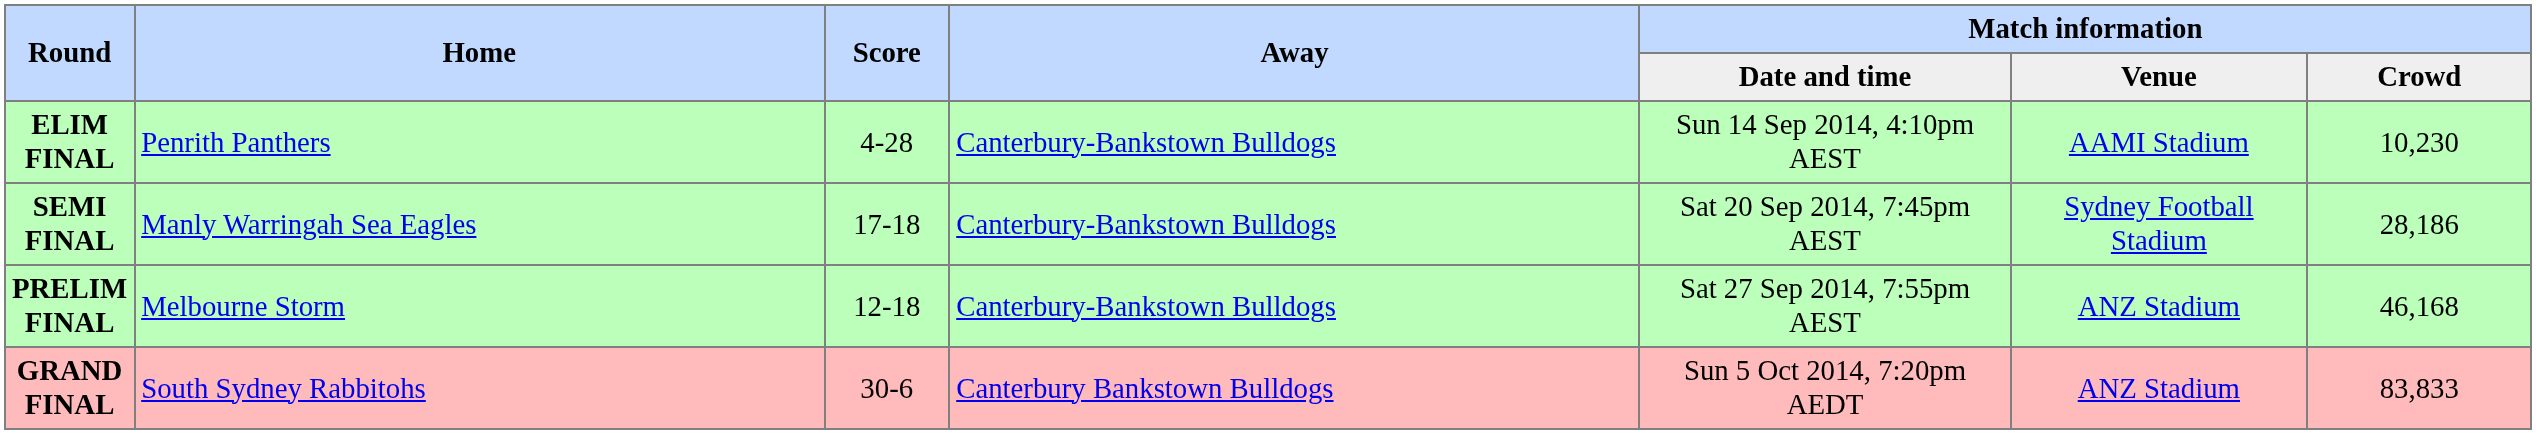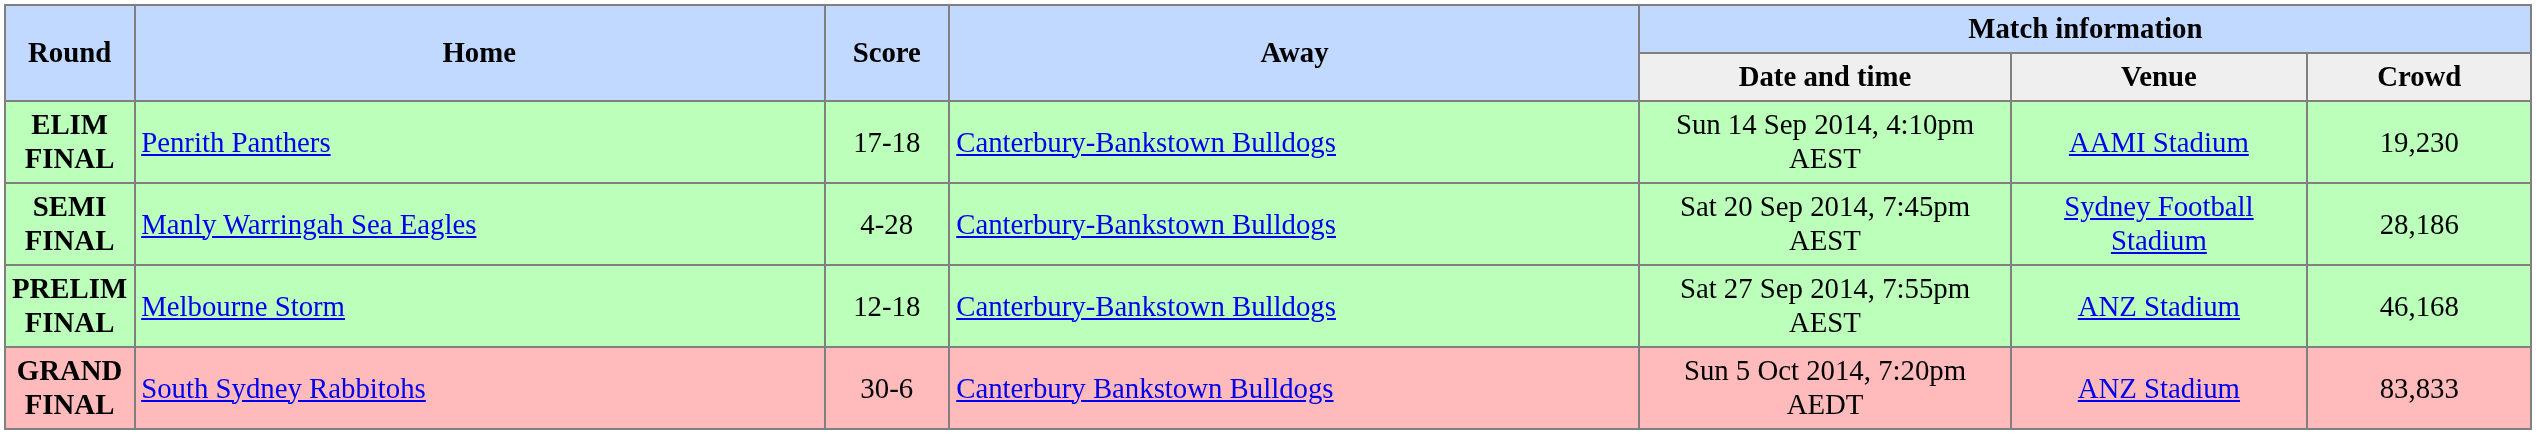(887, 141) 4-28 -> (887, 141) 17-18
(2419, 141) 10,230 -> (2419, 141) 19,230
(887, 223) 17-18 -> (887, 223) 4-28
